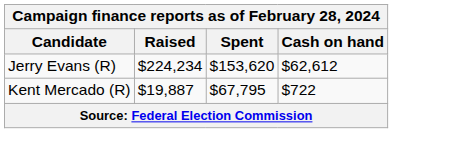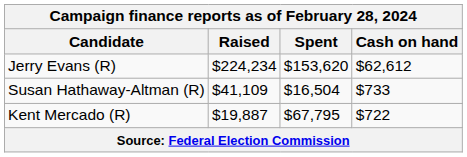+ row: (106, 90)
